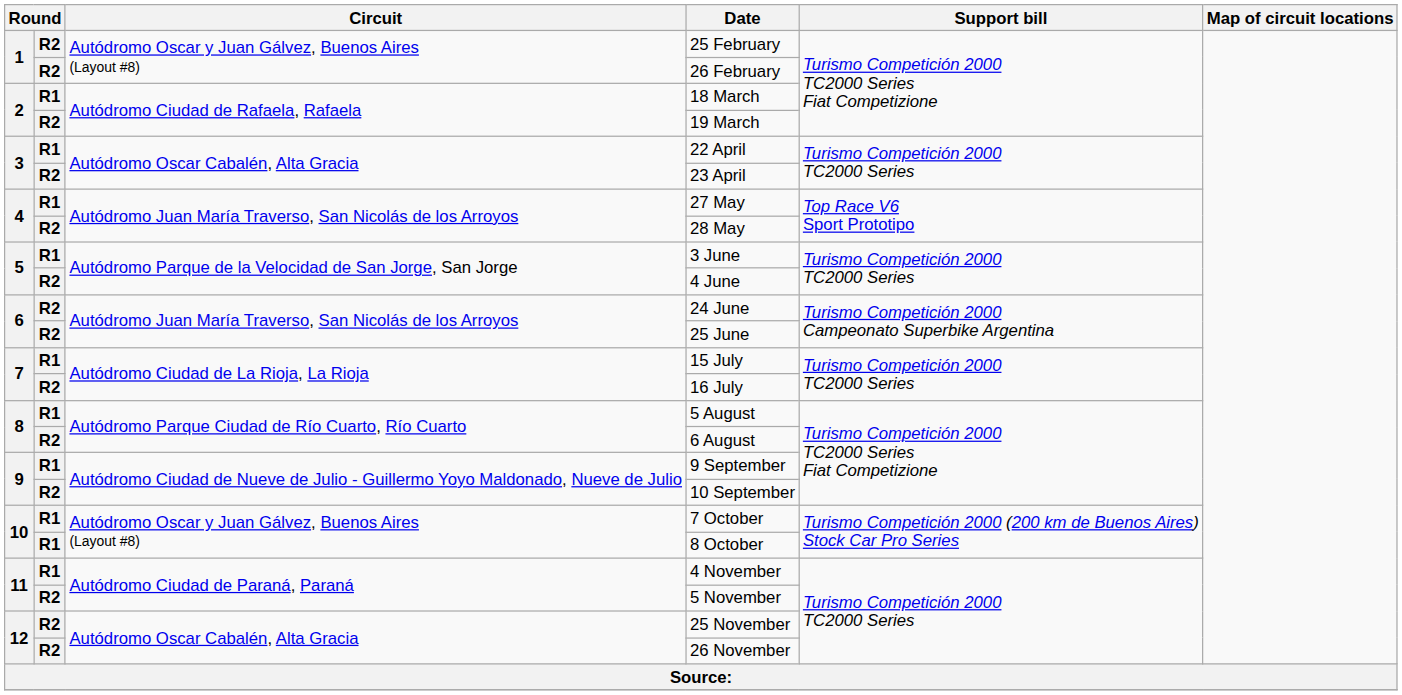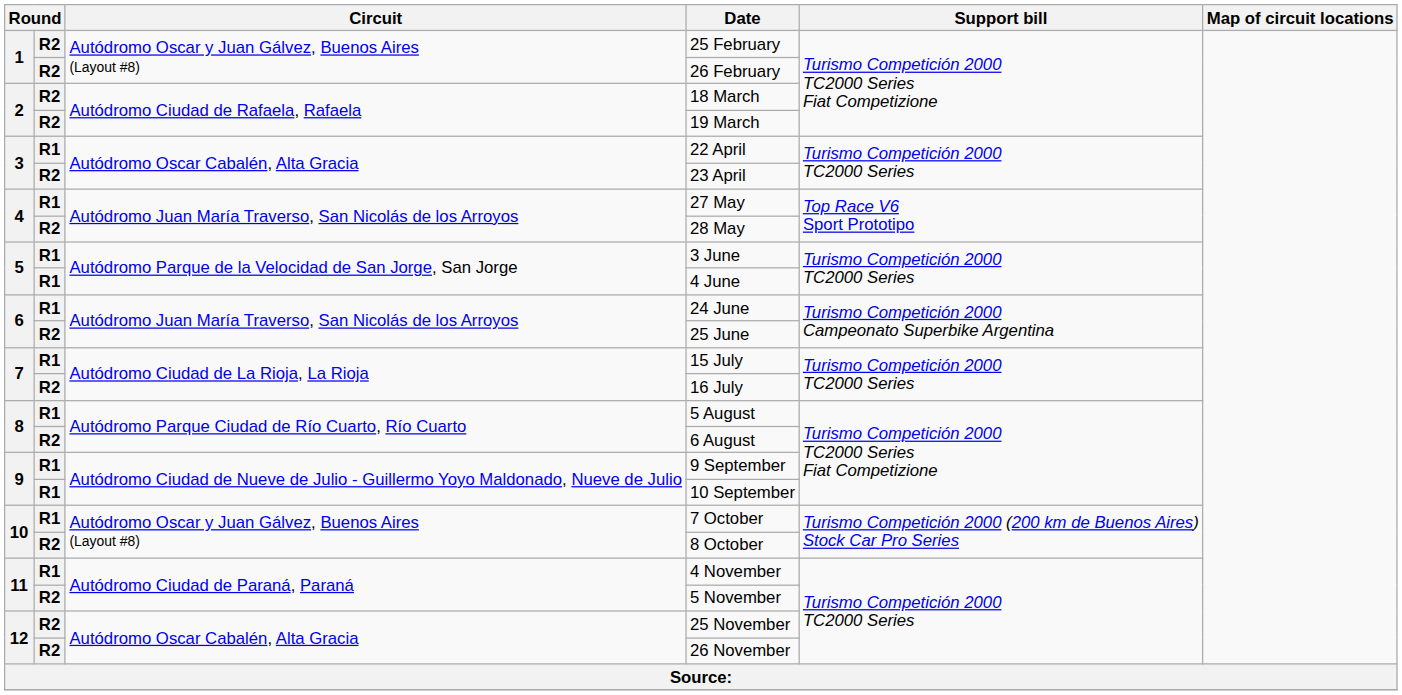(50, 96) R1 -> (50, 96) R2
(50, 281) R2 -> (50, 281) R1
(50, 307) R2 -> (50, 307) R1
(50, 492) R2 -> (50, 492) R1
(50, 545) R1 -> (50, 545) R2
